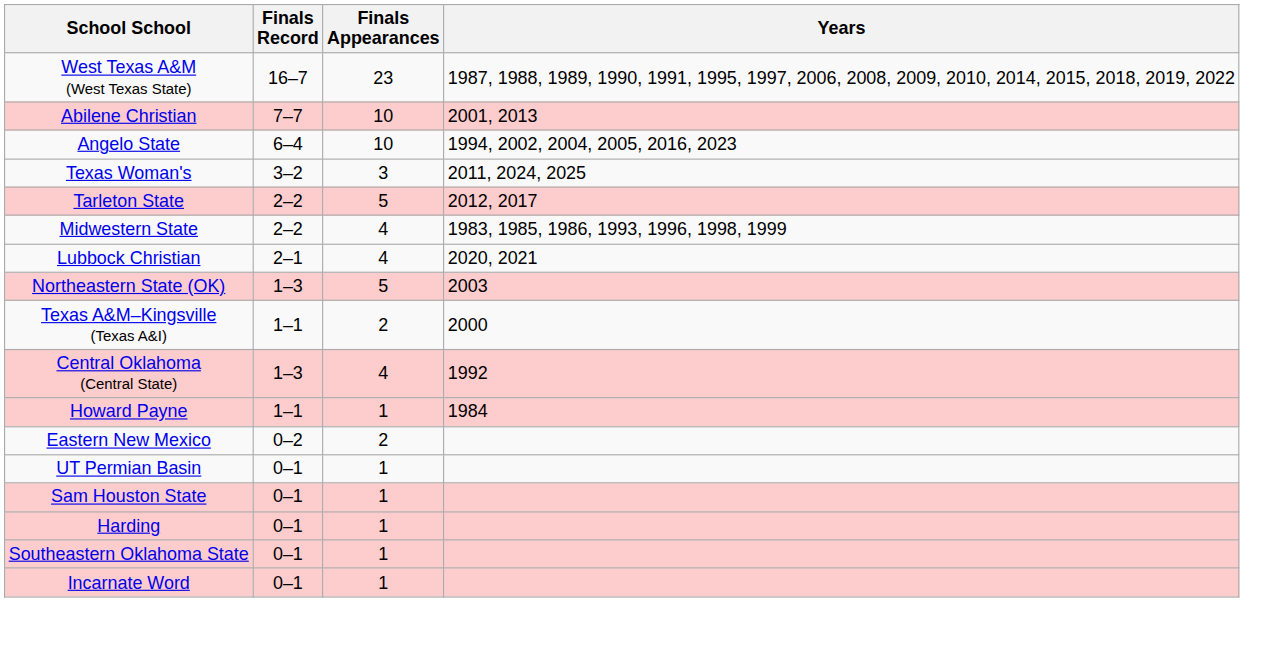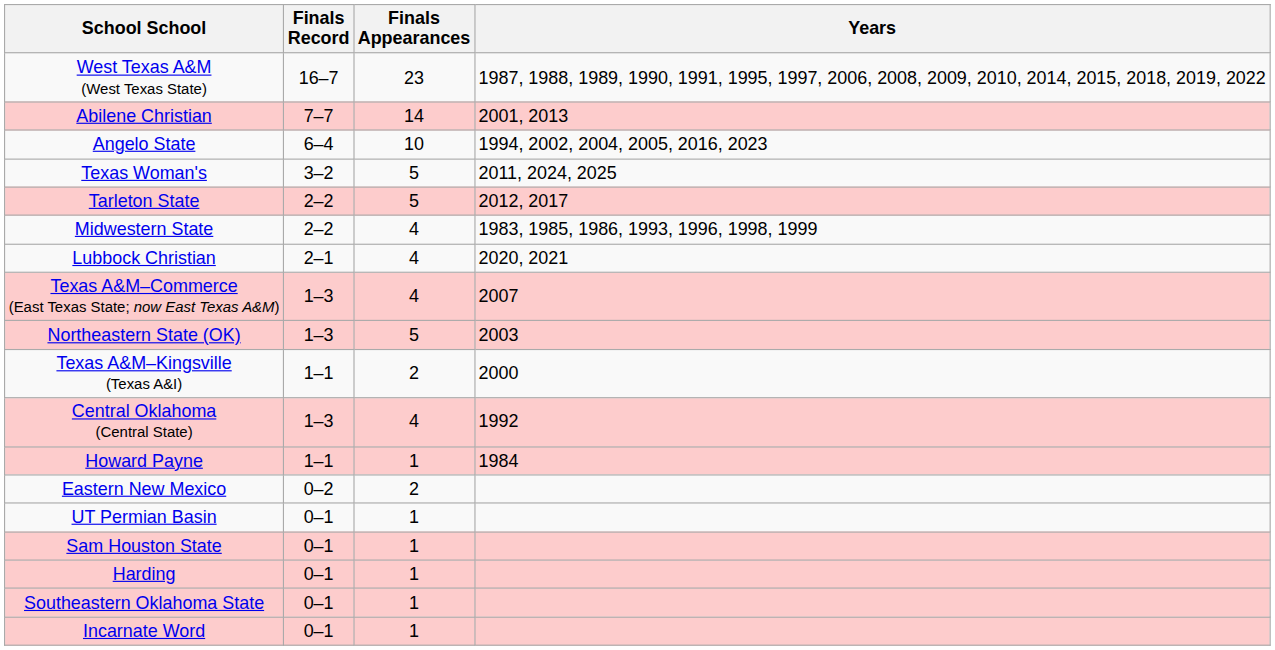(383, 115) 10 -> (414, 115) 14
(383, 172) 3 -> (414, 172) 5
+ row: (144, 296)
